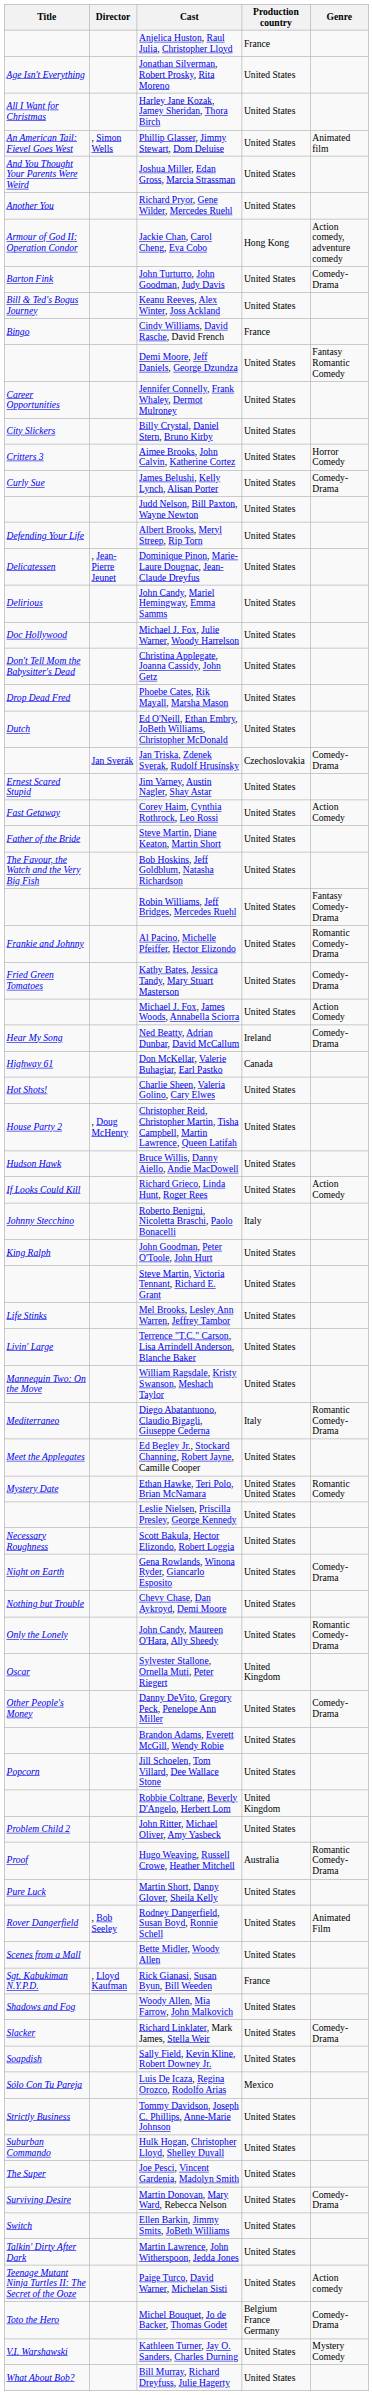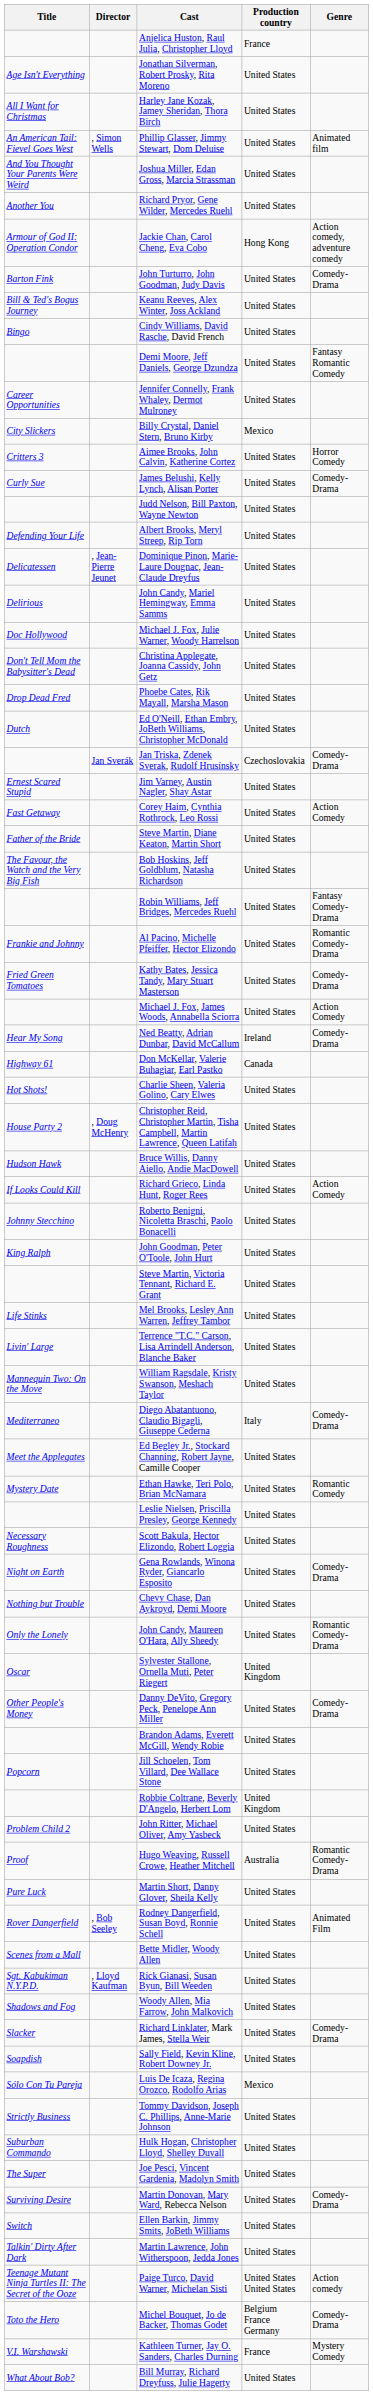(257, 331) France -> (270, 331) United States
(270, 431) United States -> (259, 431) Mexico
(253, 1221) Italy -> (270, 1221) United States
(331, 1420) Romantic Comedy-Drama -> (330, 1420) Comedy-Drama
(270, 1489) United States United States -> (270, 1489) United States
(257, 1981) France -> (270, 1981) United States
(270, 2283) United States -> (270, 2283) United States United States
(270, 2351) United States -> (257, 2351) France
